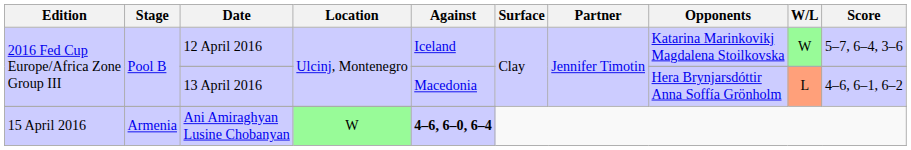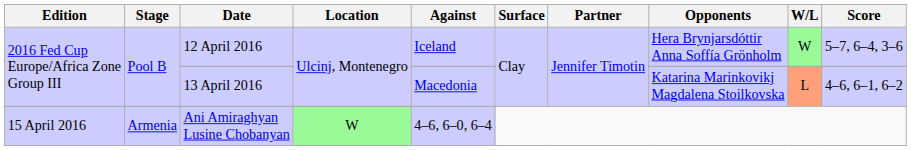(718, 46) Katarina Marinkovikj Magdalena Stoilkovska -> (717, 46) Hera Brynjarsdóttir Anna Soffía Grönholm
(717, 85) Hera Brynjarsdóttir Anna Soffía Grönholm -> (718, 85) Katarina Marinkovikj Magdalena Stoilkovska
(453, 125) bold -> (453, 125) normal
